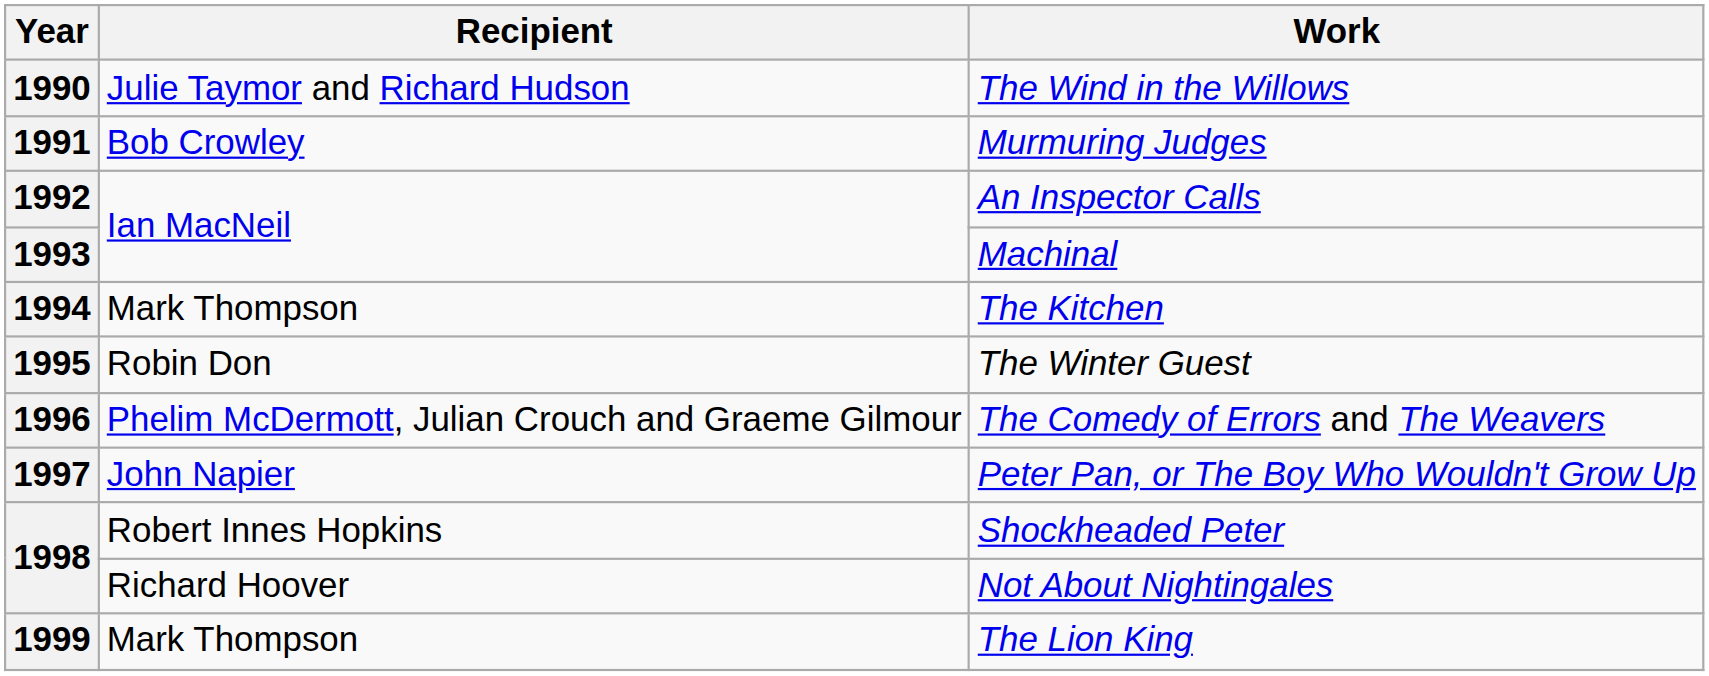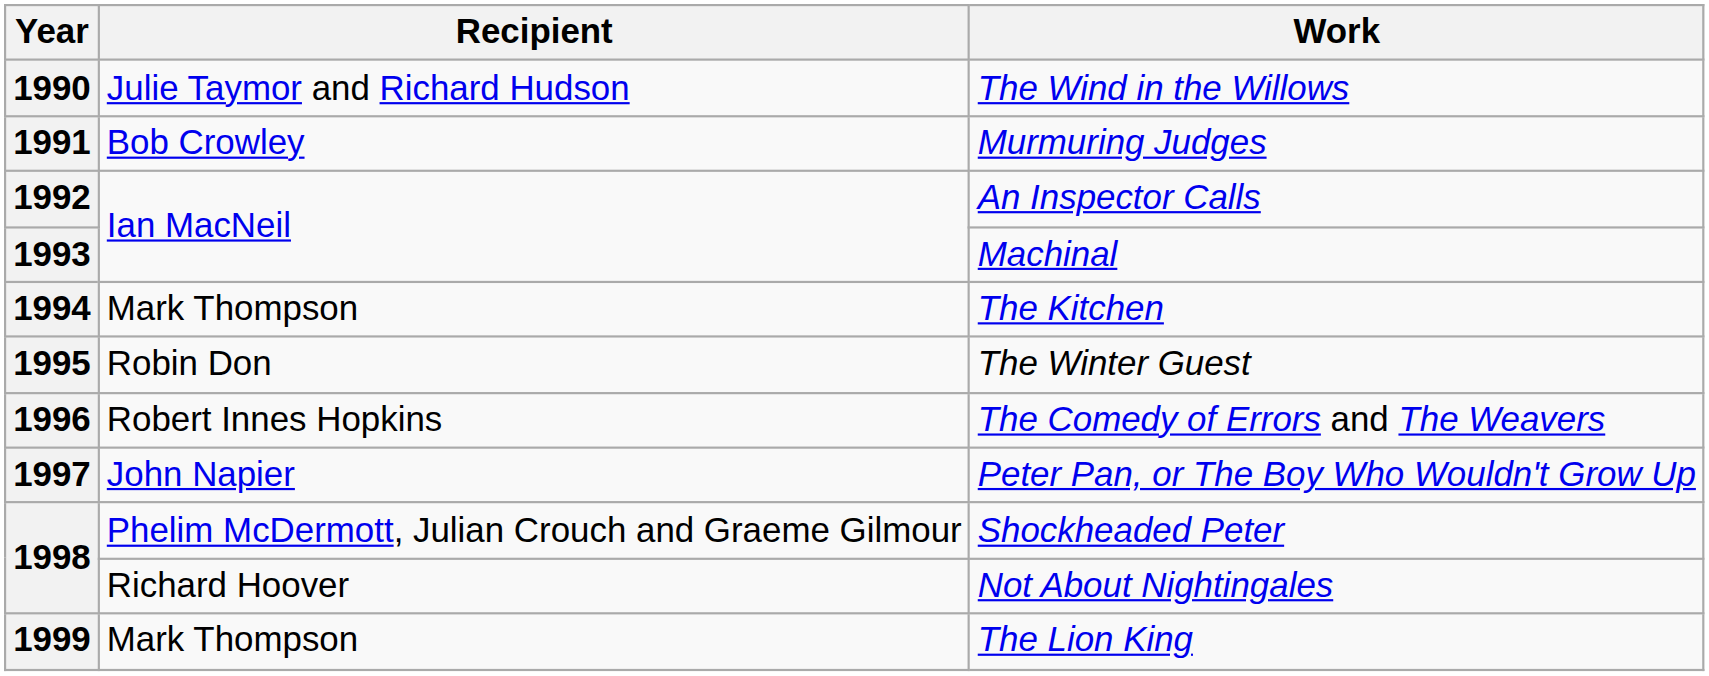(534, 419) Phelim McDermott, Julian Crouch and Graeme Gilmour -> (275, 419) Robert Innes Hopkins
(275, 530) Robert Innes Hopkins -> (534, 530) Phelim McDermott, Julian Crouch and Graeme Gilmour
